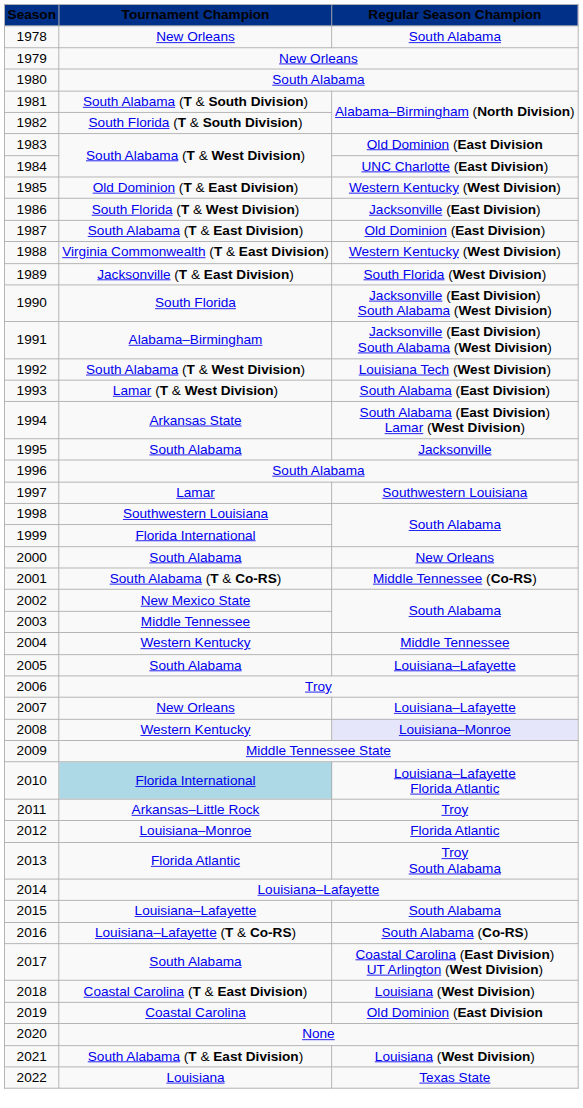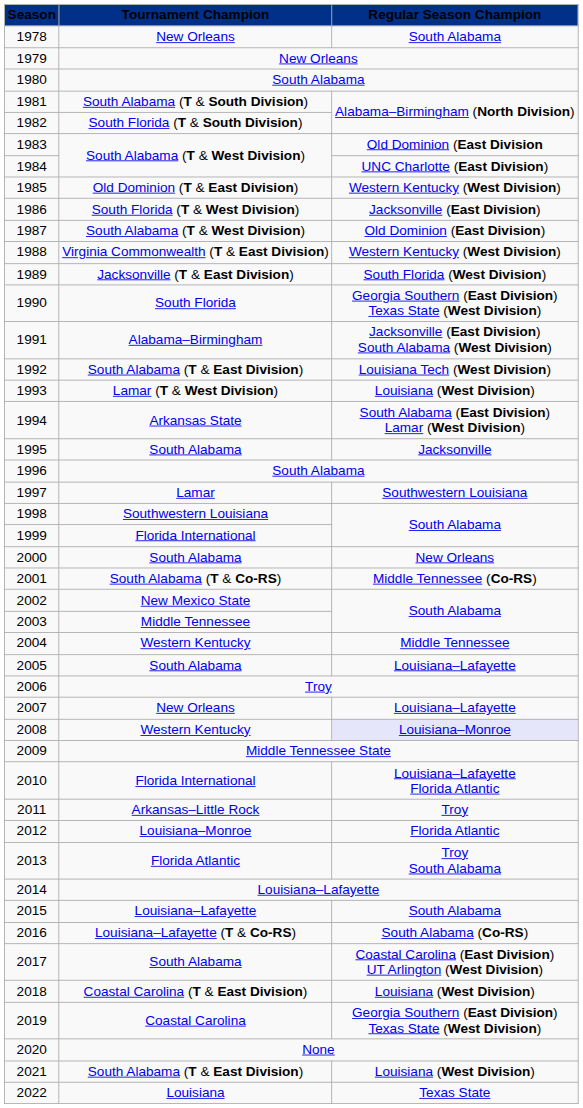(195, 230) South Alabama (T & East Division) -> (195, 230) South Alabama (T & West Division)
(455, 303) Jacksonville (East Division) South Alabama (West Division) -> (455, 303) Georgia Southern (East Division) Texas State (West Division)
(195, 369) South Alabama (T & West Division) -> (195, 369) South Alabama (T & East Division)
(455, 390) South Alabama (East Division) -> (455, 390) Louisiana (West Division)
(195, 780) lightblue background -> (195, 780) no background
(455, 1012) Old Dominion (East Division -> (455, 1020) Georgia Southern (East Division) Texas State (West Division)
